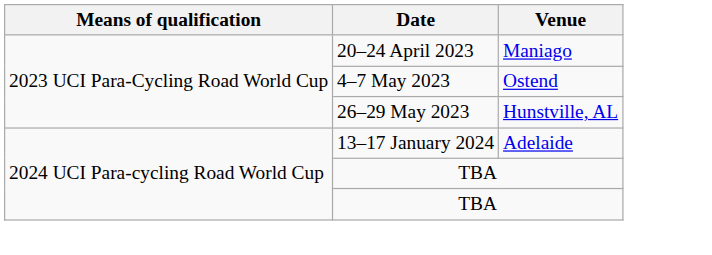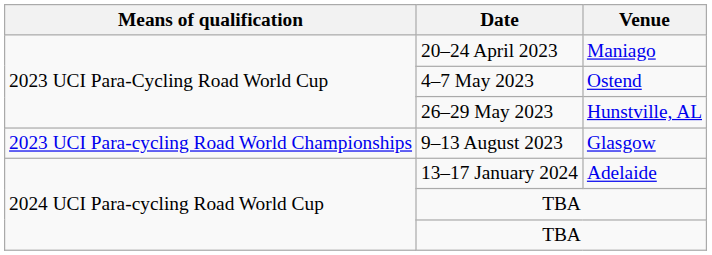+ row: (492, 142)
